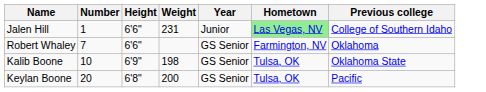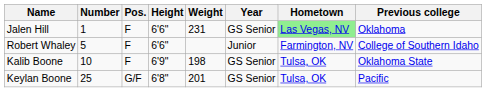+ column: (135, 12)
(215, 29) Junior -> (252, 29) GS Senior
(392, 29) College of Southern Idaho -> (382, 29) Oklahoma
(83, 45) 7 -> (83, 45) 5
(225, 45) GS Senior -> (242, 45) Junior
(355, 45) Oklahoma -> (418, 45) College of Southern Idaho
(86, 78) 20 -> (86, 78) 25
(170, 78) 200 -> (197, 78) 201
